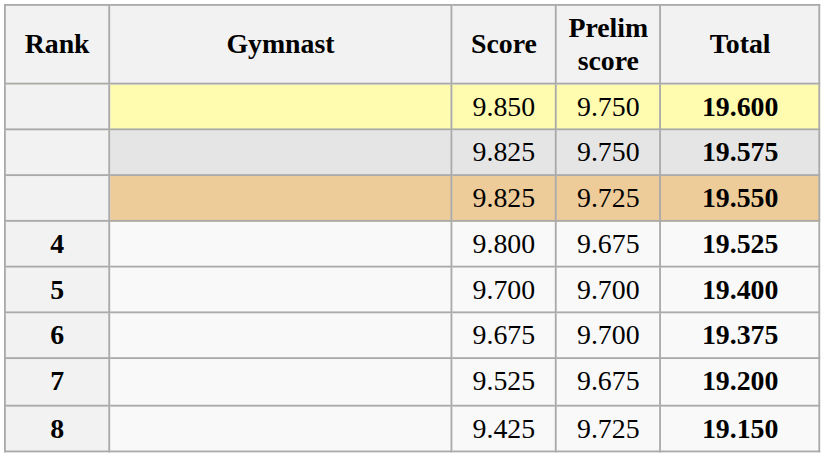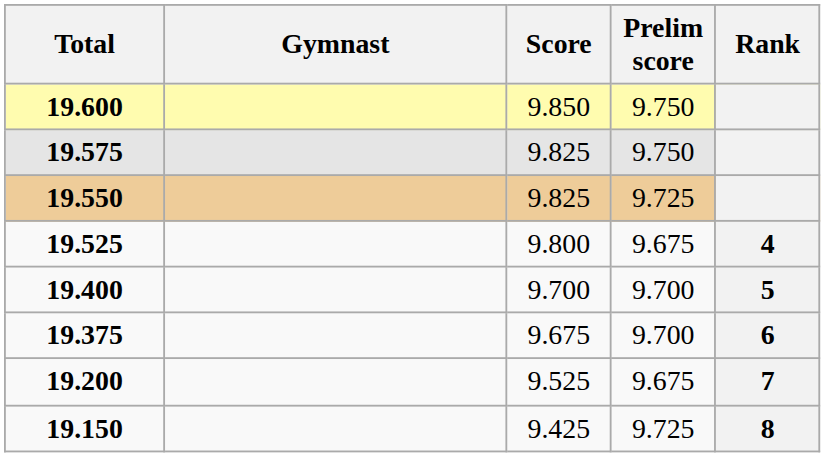columns swapped: (57, 44) <-> (740, 44)
